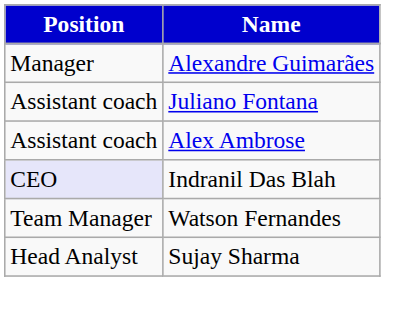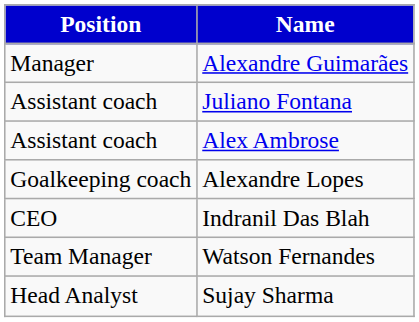+ row: (283, 179)
(34, 179) lavender background -> (34, 218) no background
